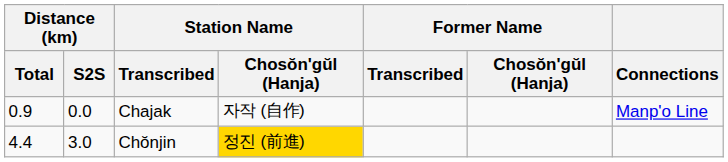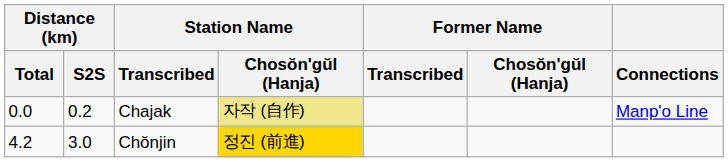(20, 112) 0.9 -> (20, 112) 0.0
(80, 112) 0.0 -> (80, 112) 0.2
(264, 111) no background -> (264, 111) khaki background
(20, 142) 4.4 -> (20, 142) 4.2
